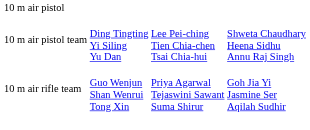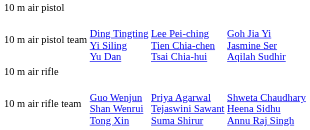(267, 45) Shweta Chaudhary Heena Sidhu Annu Raj Singh -> (256, 45) Goh Jia Yi Jasmine Ser Aqilah Sudhir
+ row: (31, 71)
(256, 95) Goh Jia Yi Jasmine Ser Aqilah Sudhir -> (267, 109) Shweta Chaudhary Heena Sidhu Annu Raj Singh
